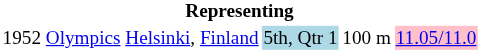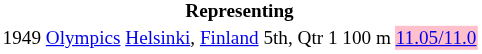(22, 37) 1952 -> (22, 37) 1949
(300, 37) lightblue background -> (300, 37) no background
